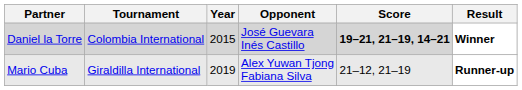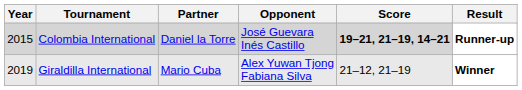columns swapped: (223, 14) <-> (45, 14)
(475, 39) Winner -> (485, 39) Runner-up
(485, 70) Runner-up -> (475, 70) Winner
